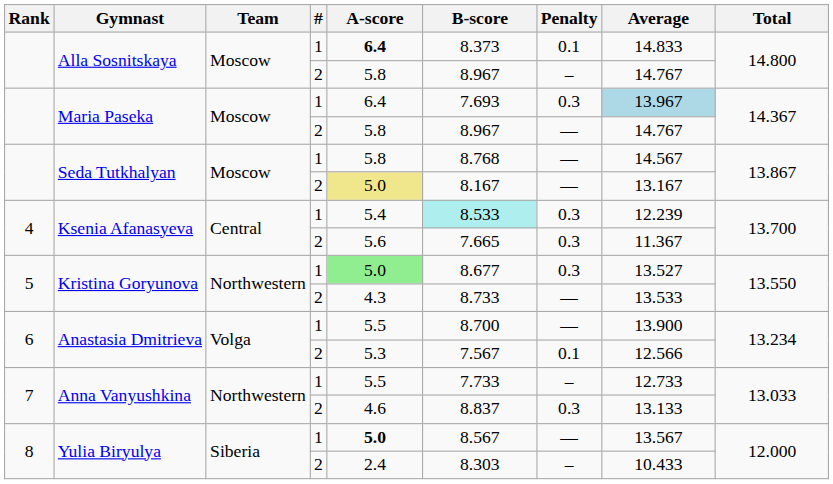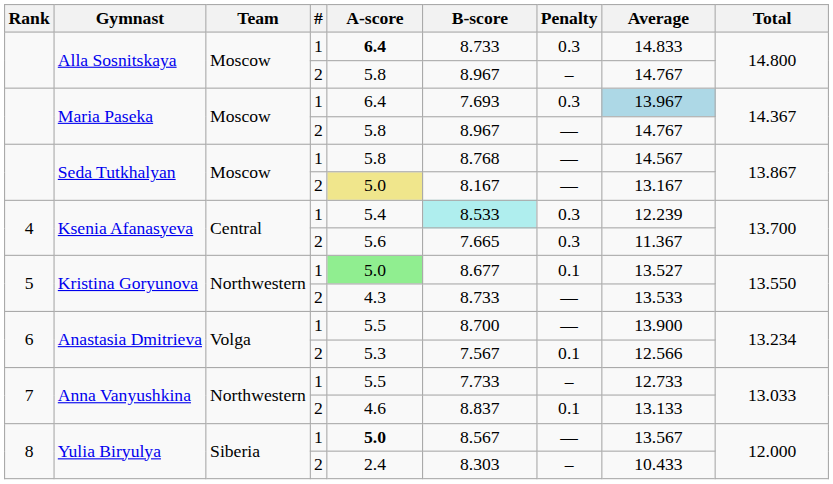(480, 46) 8.373 -> (480, 46) 8.733
(569, 46) 0.1 -> (569, 46) 0.3
(569, 269) 0.3 -> (569, 269) 0.1
(569, 409) 0.3 -> (569, 409) 0.1
